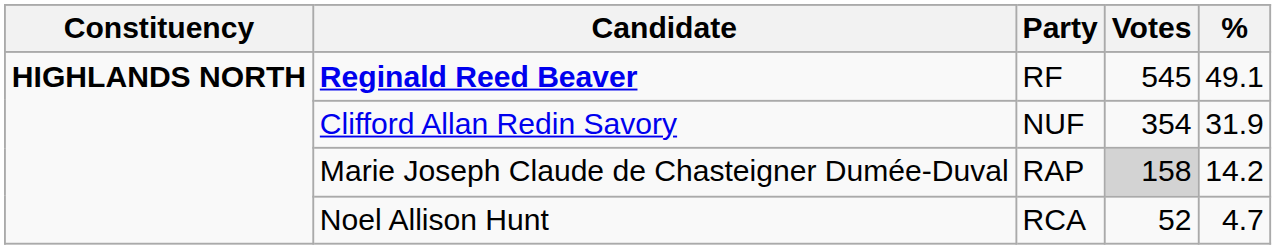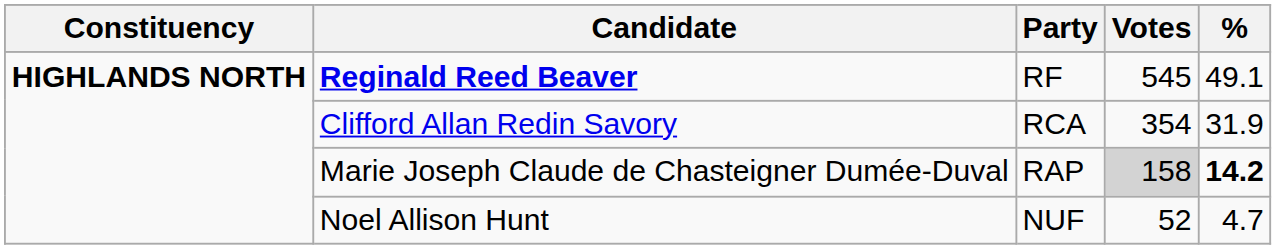(1053, 123) NUF -> (1054, 123) RCA
(1235, 171) normal -> (1235, 171) bold
(1054, 219) RCA -> (1053, 219) NUF
